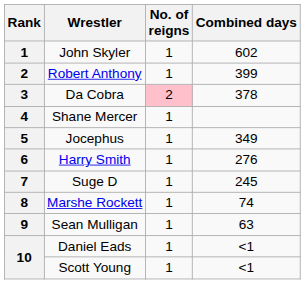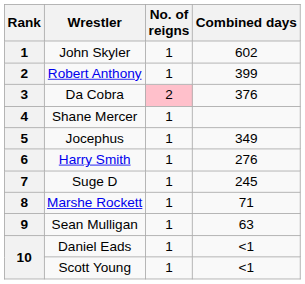(246, 95) 378 -> (246, 95) 376
(246, 203) 74 -> (246, 203) 71
